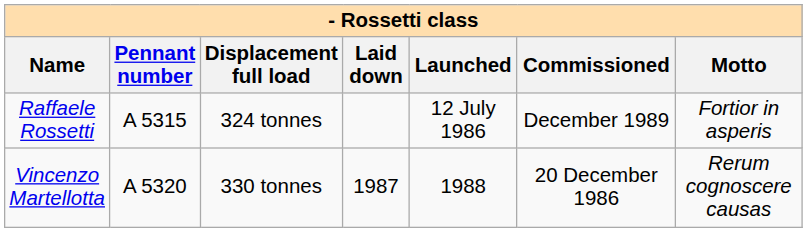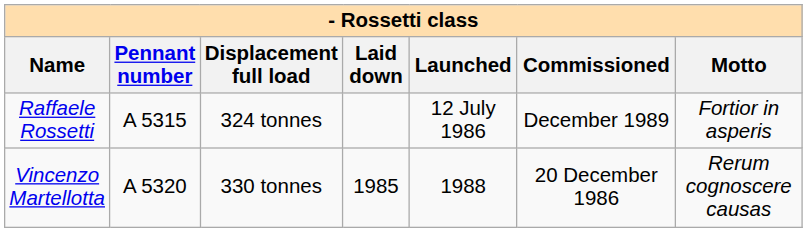(376, 187) 1987 -> (376, 187) 1985
